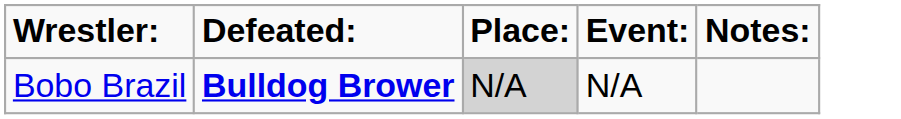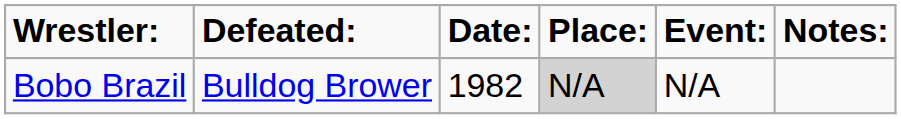+ column: (490, 31)
(328, 85) bold -> (317, 85) normal
